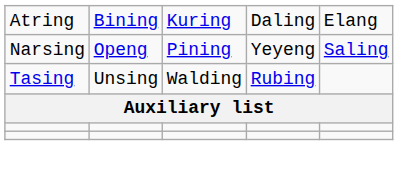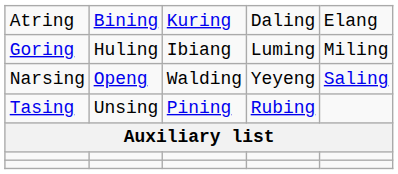+ row: (42, 49)
(199, 49) Pining -> (204, 79) Walding
(204, 79) Walding -> (199, 108) Pining
